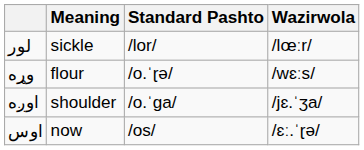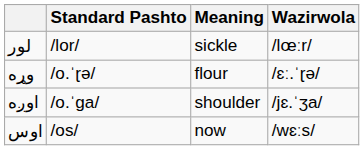columns swapped: (85, 18) <-> (196, 18)
(293, 73) /wɛːs/ -> (296, 73) /ɛː.ˈɽə/
(296, 130) /ɛː.ˈɽə/ -> (293, 130) /wɛːs/
